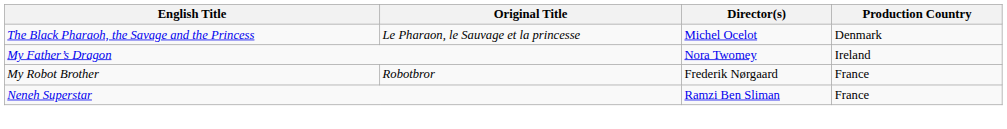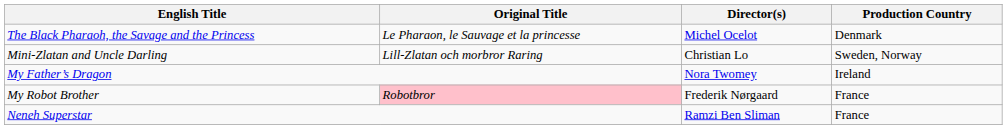+ row: (87, 54)
(409, 74) no background -> (409, 94) pink background
